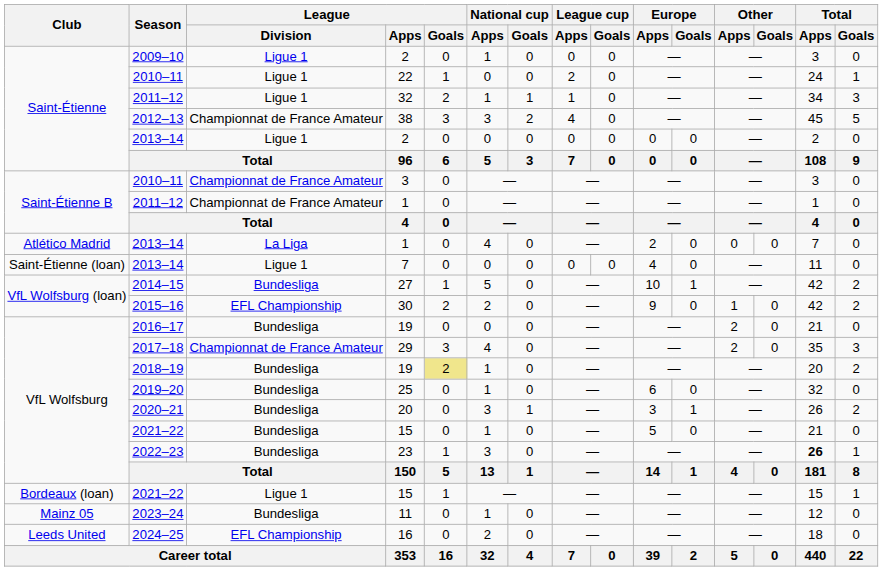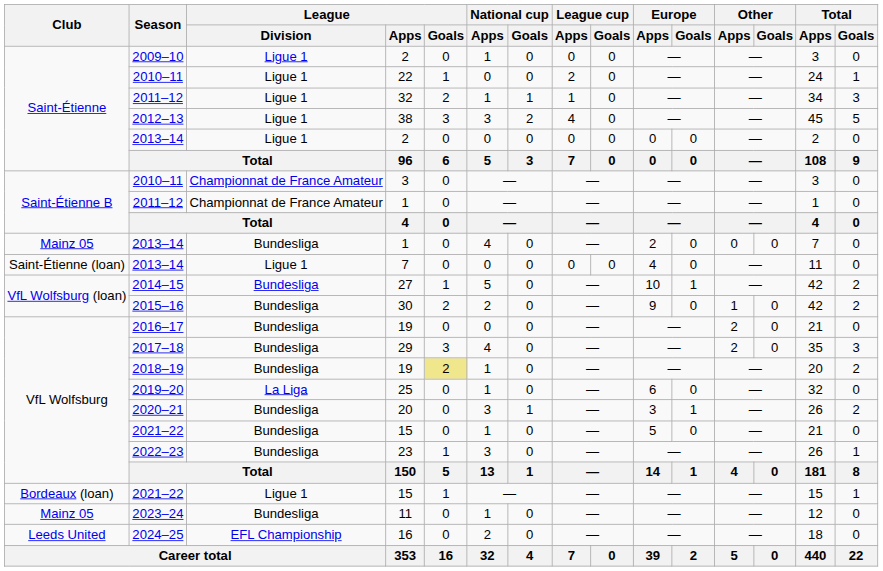(286, 118) Championnat de France Amateur -> (286, 118) Ligue 1
(67, 243) Atlético Madrid -> (67, 243) Mainz 05
(286, 243) La Liga -> (286, 243) Bundesliga
(286, 306) EFL Championship -> (286, 306) Bundesliga
(286, 347) Championnat de France Amateur -> (286, 347) Bundesliga
(286, 389) Bundesliga -> (286, 389) La Liga
(815, 451) bold -> (815, 451) normal
